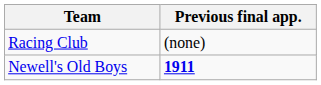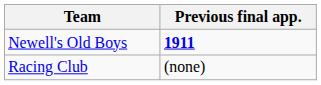rows swapped: (48, 42) <-> (68, 67)
